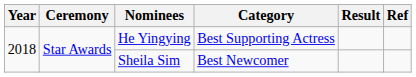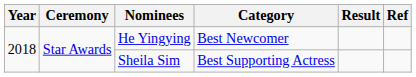(266, 38) Best Supporting Actress -> (243, 38) Best Newcomer
(243, 60) Best Newcomer -> (266, 60) Best Supporting Actress
